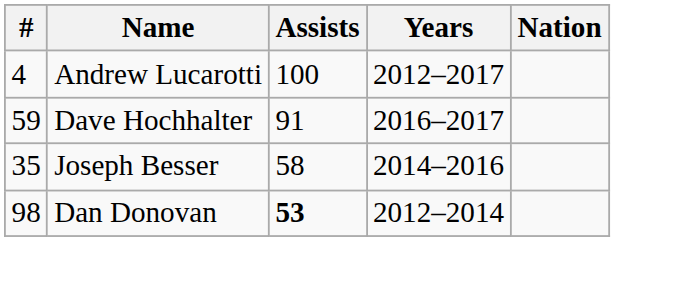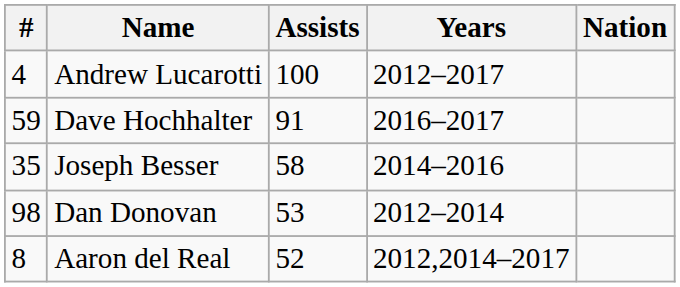(290, 212) bold -> (290, 212) normal
+ row: (142, 258)
